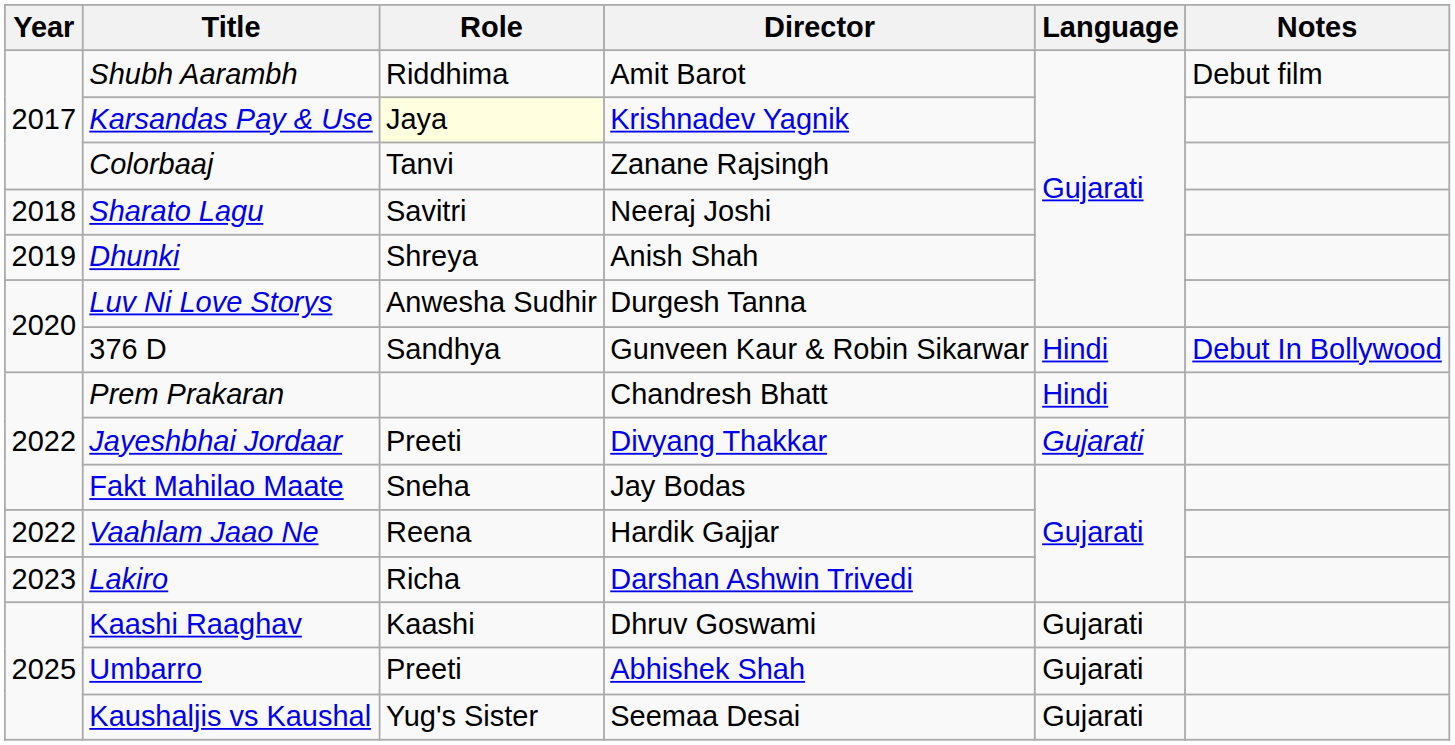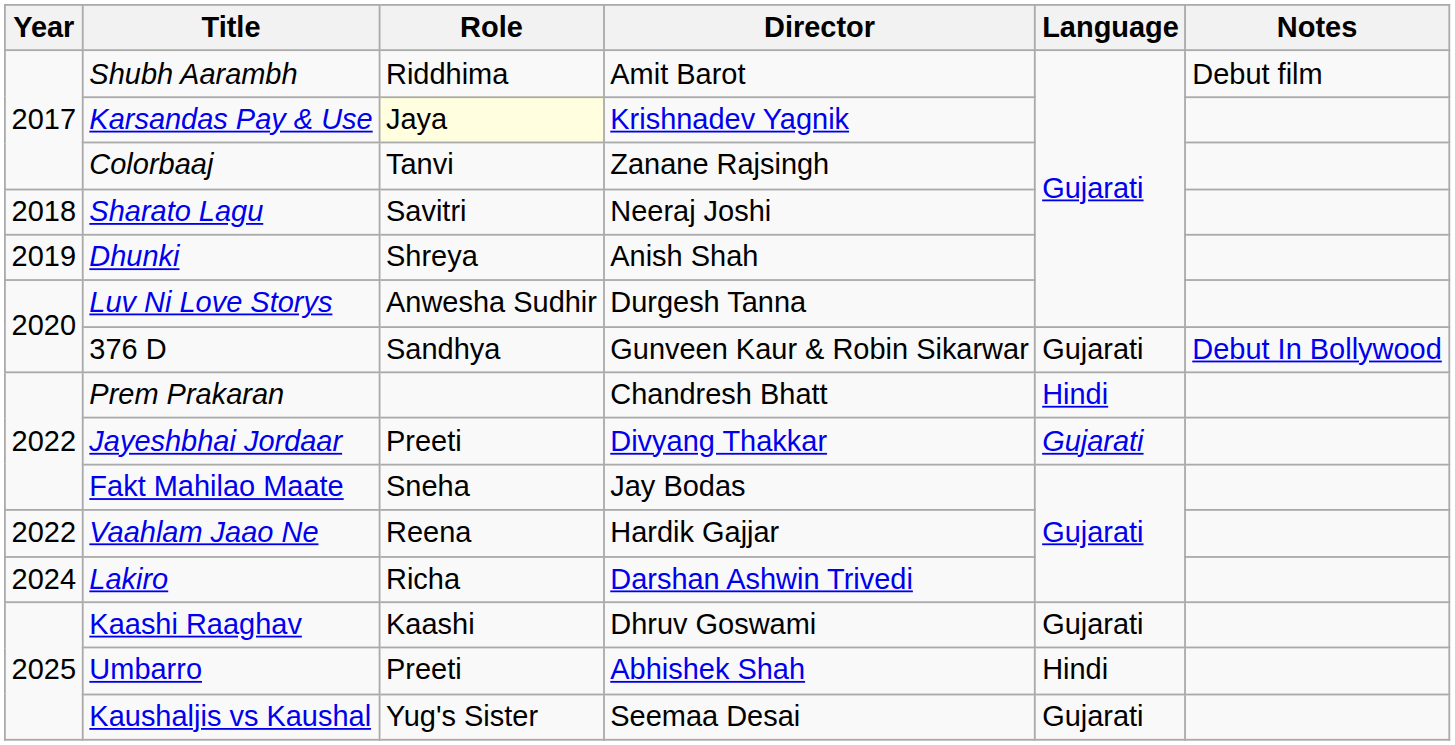(1075, 348) Hindi -> (1093, 348) Gujarati
(44, 578) 2023 -> (44, 578) 2024
(1093, 670) Gujarati -> (1075, 670) Hindi
